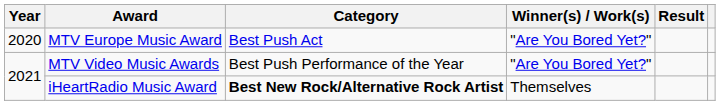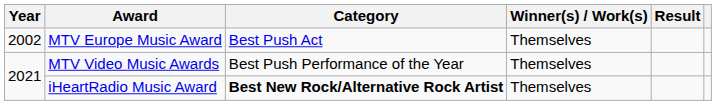(25, 40) 2020 -> (25, 40) 2002
(581, 40) "Are You Bored Yet?" -> (551, 40) Themselves
(581, 64) "Are You Bored Yet?" -> (551, 64) Themselves
